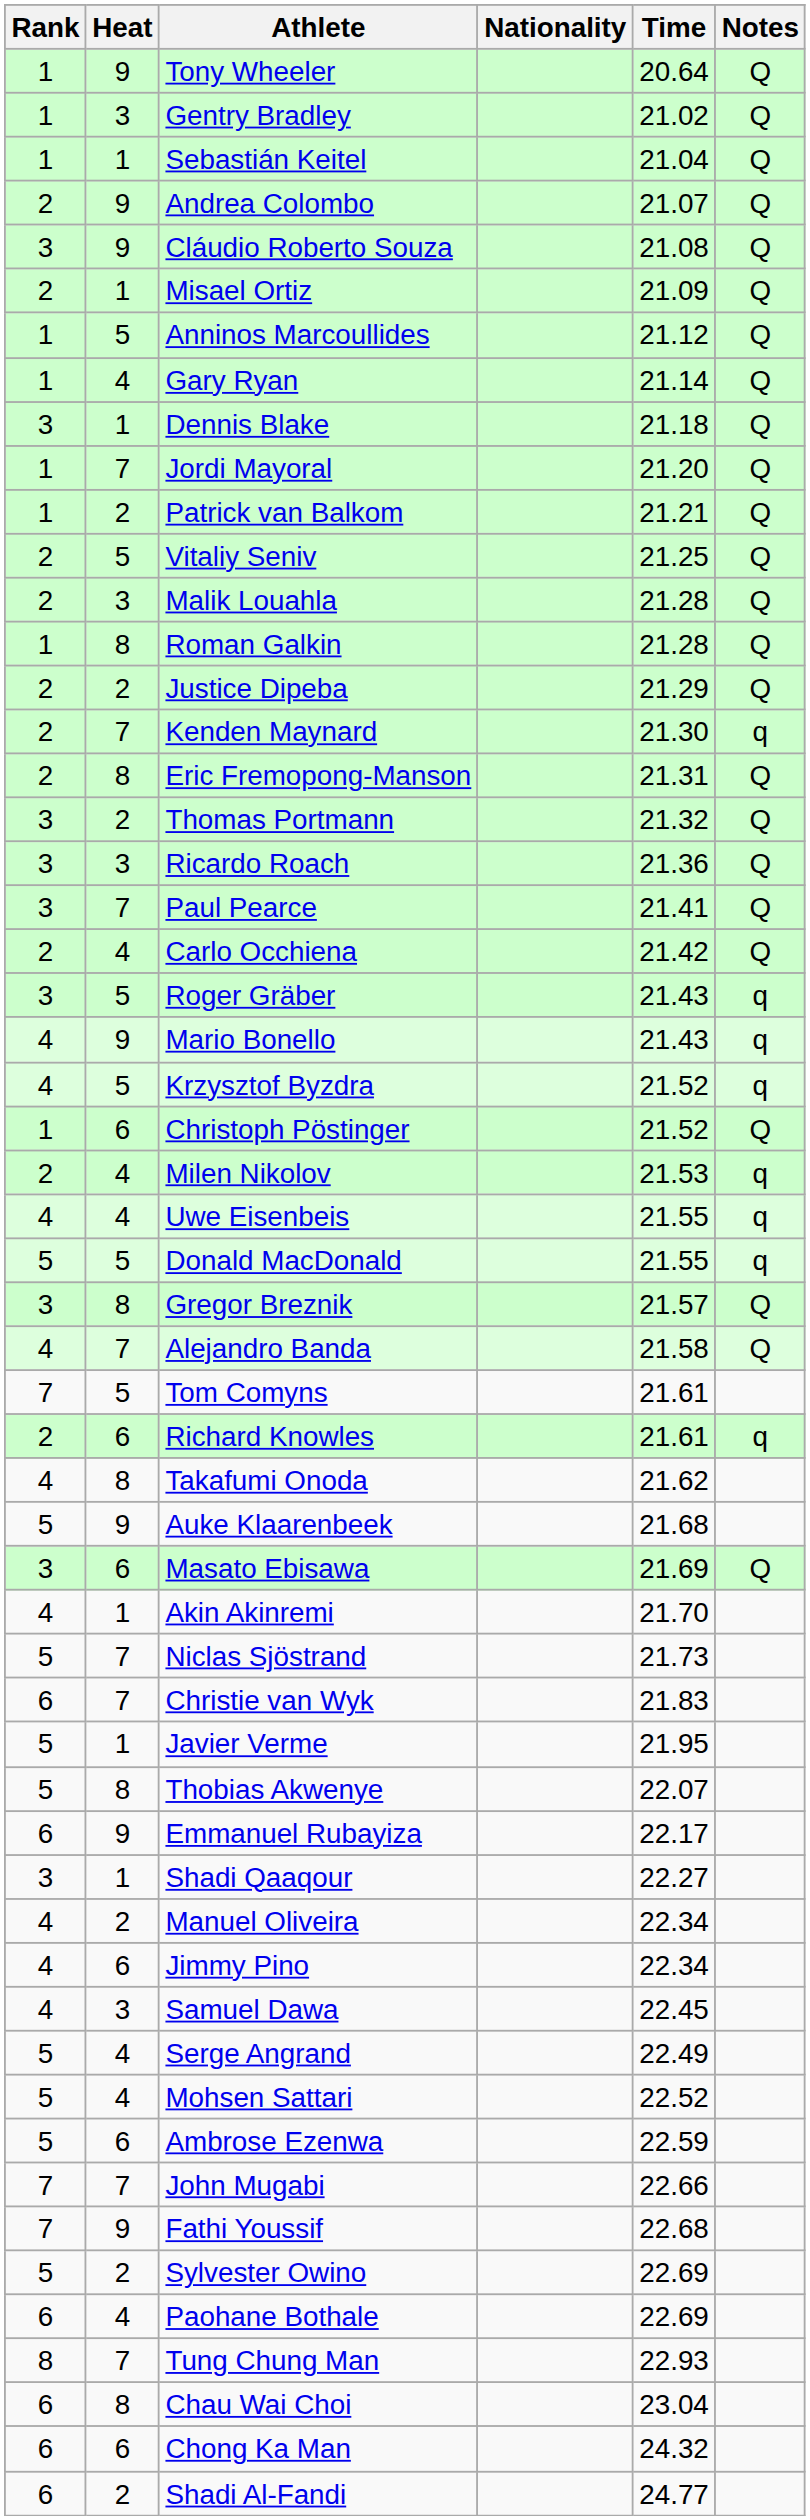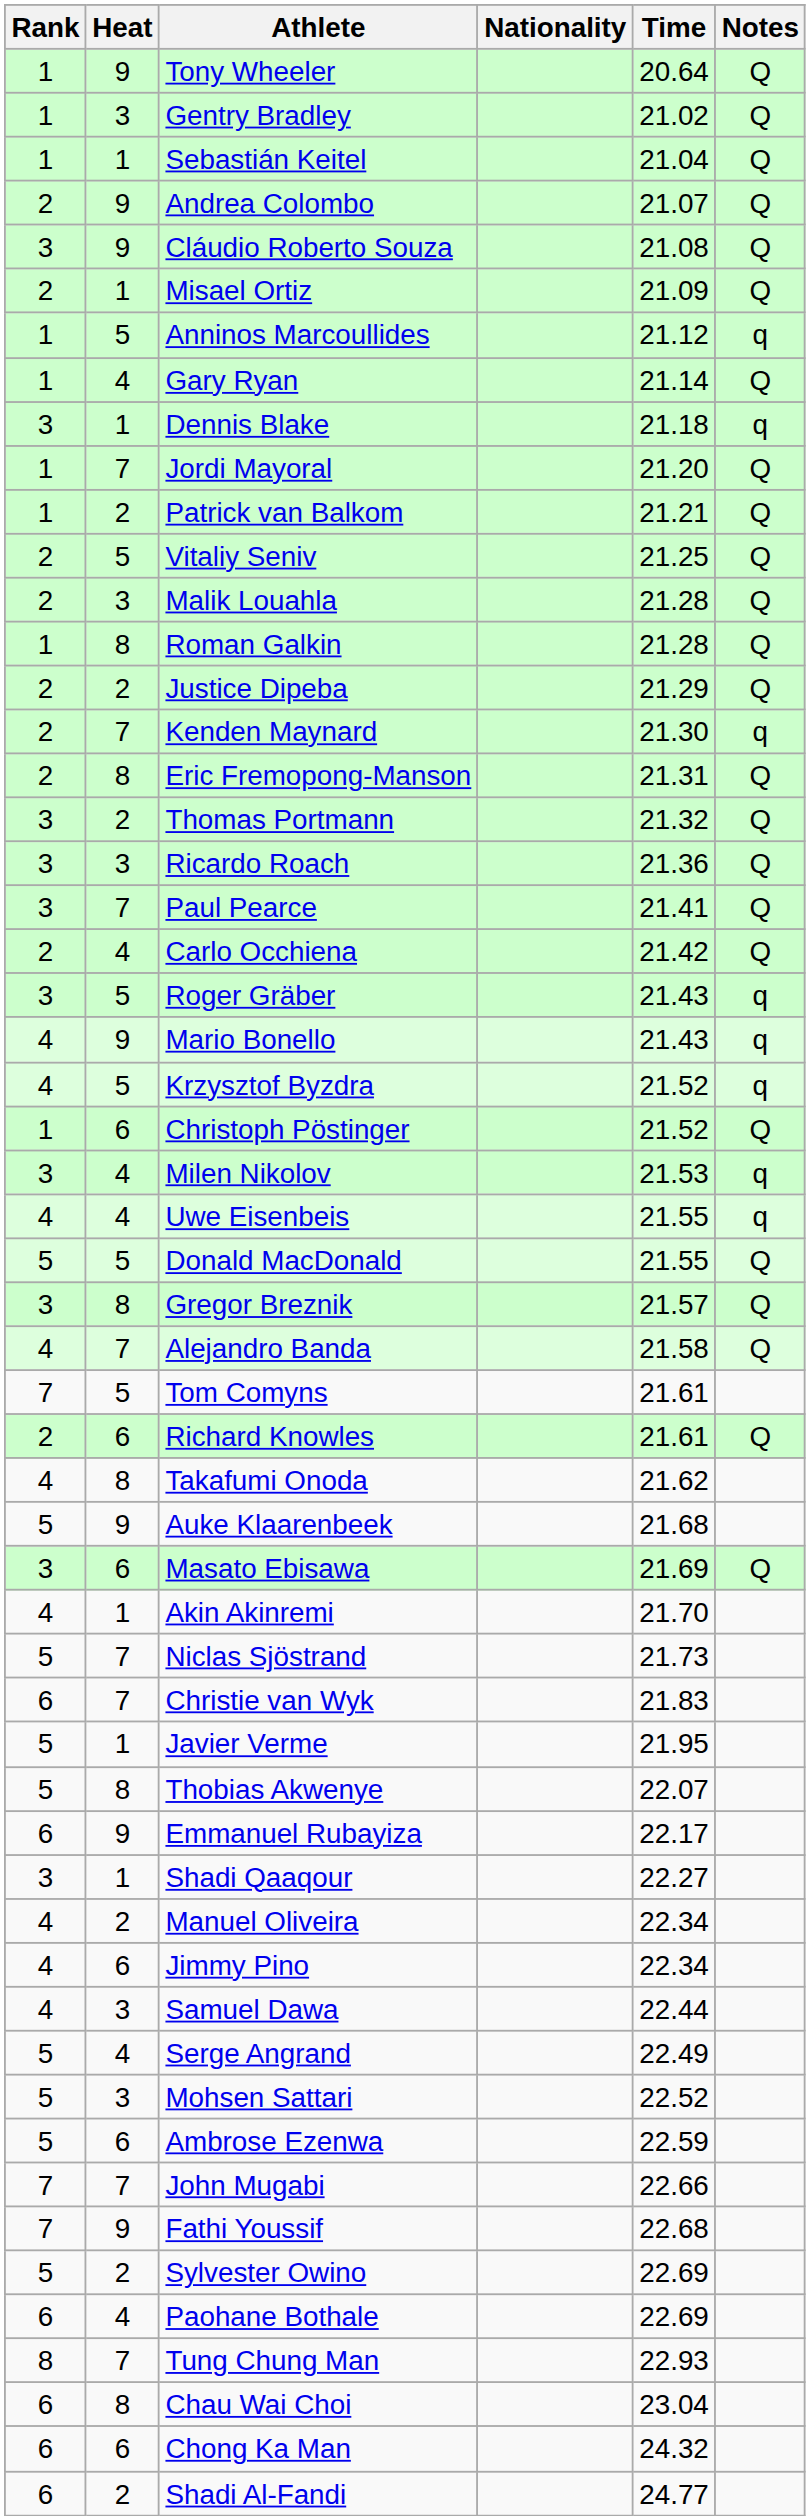(760, 335) Q -> (760, 335) q
(760, 423) Q -> (760, 423) q
(45, 1172) 2 -> (45, 1172) 3
(760, 1260) q -> (760, 1260) Q
(760, 1436) q -> (760, 1436) Q
(674, 2009) 22.45 -> (674, 2009) 22.44
(122, 2097) 4 -> (122, 2097) 3
